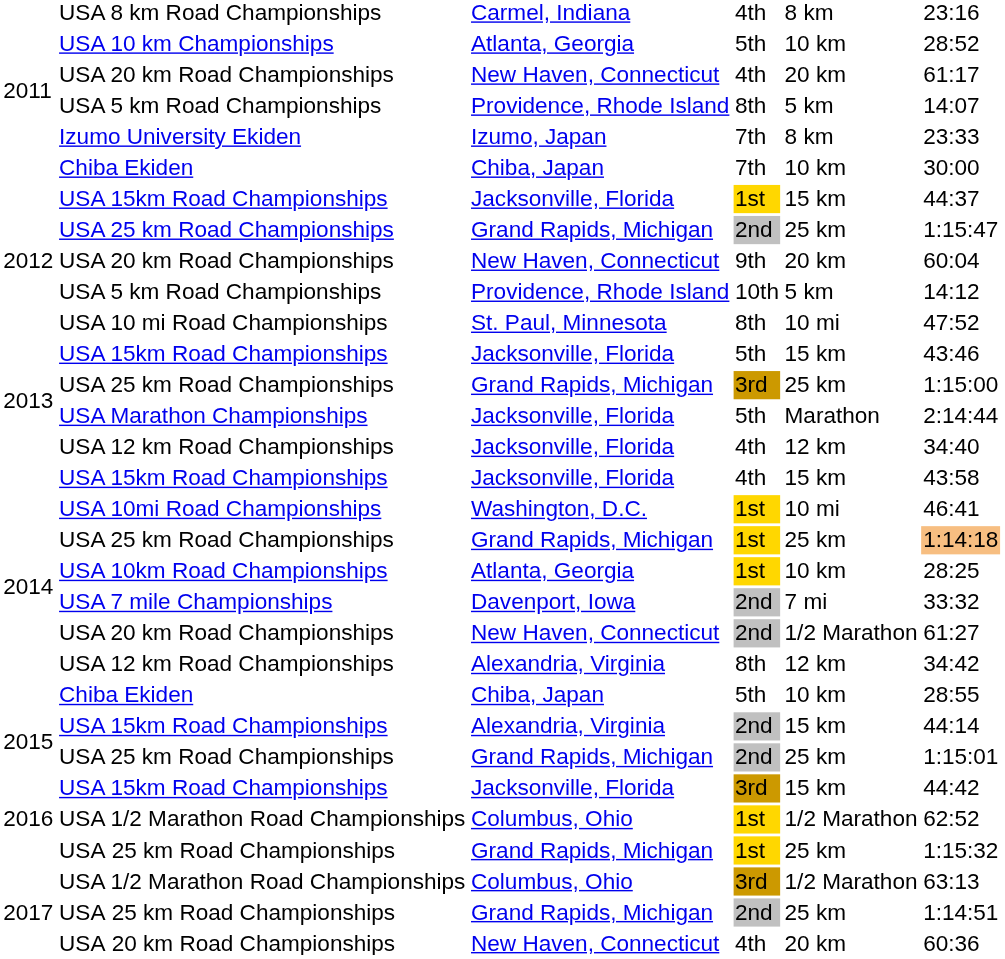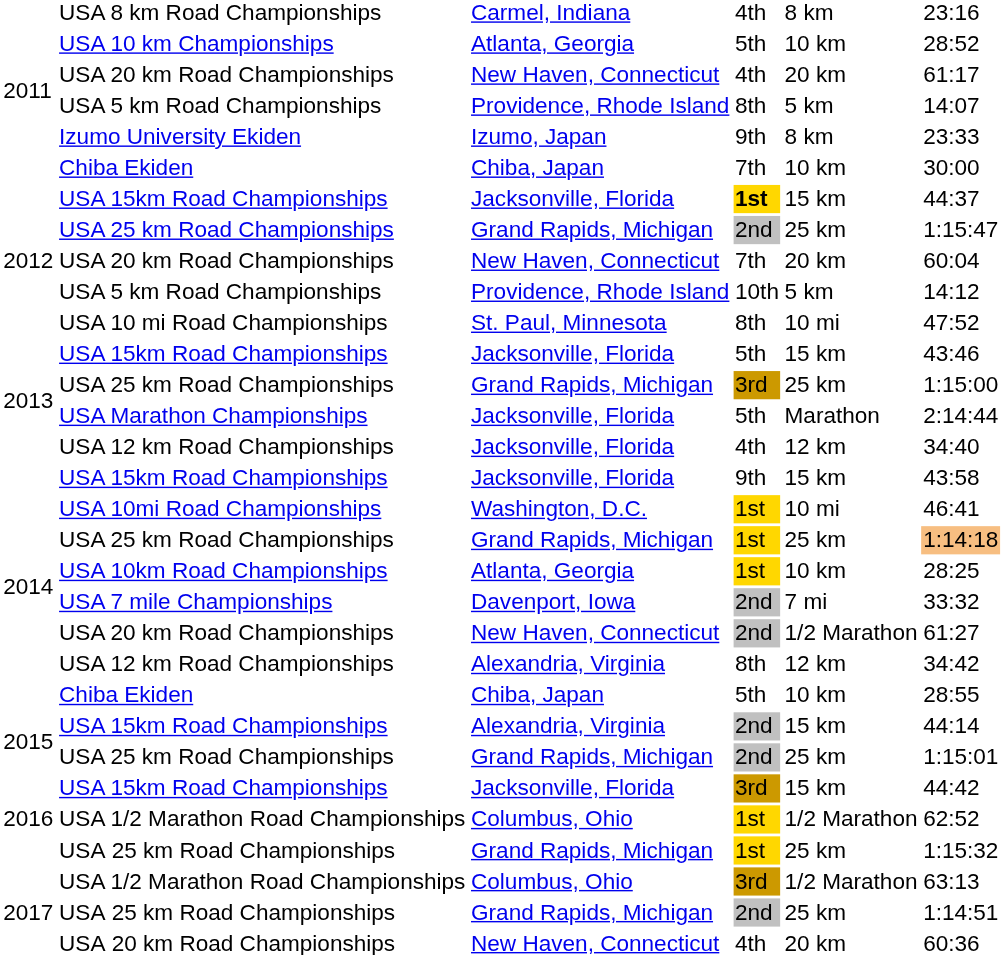(751, 136) 7th -> (751, 136) 9th
(750, 198) normal -> (751, 198) bold
(751, 260) 9th -> (751, 260) 7th
(751, 478) 4th -> (751, 478) 9th
